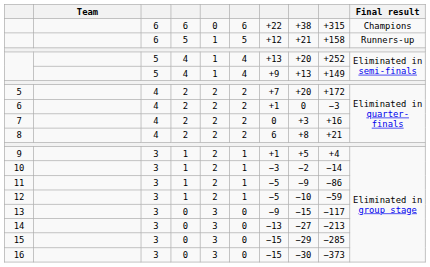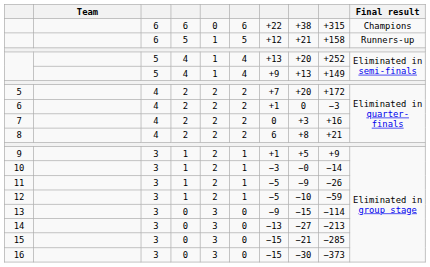(334, 154) +4 -> (334, 154) +9
(303, 168) −2 -> (303, 168) −0
(334, 183) −86 -> (334, 183) −26
(334, 211) −117 -> (334, 211) −114
(303, 240) −29 -> (303, 240) −21
